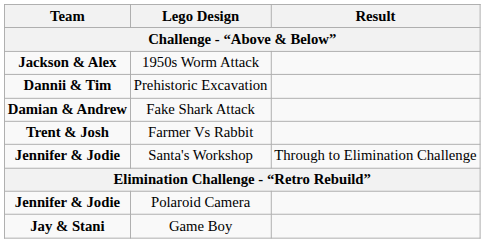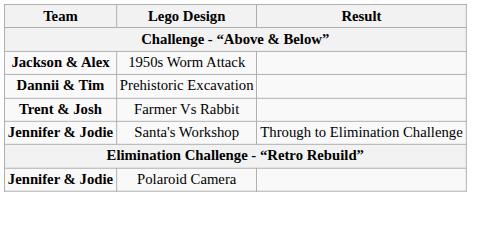- row: (201, 109)
- row: (201, 226)
